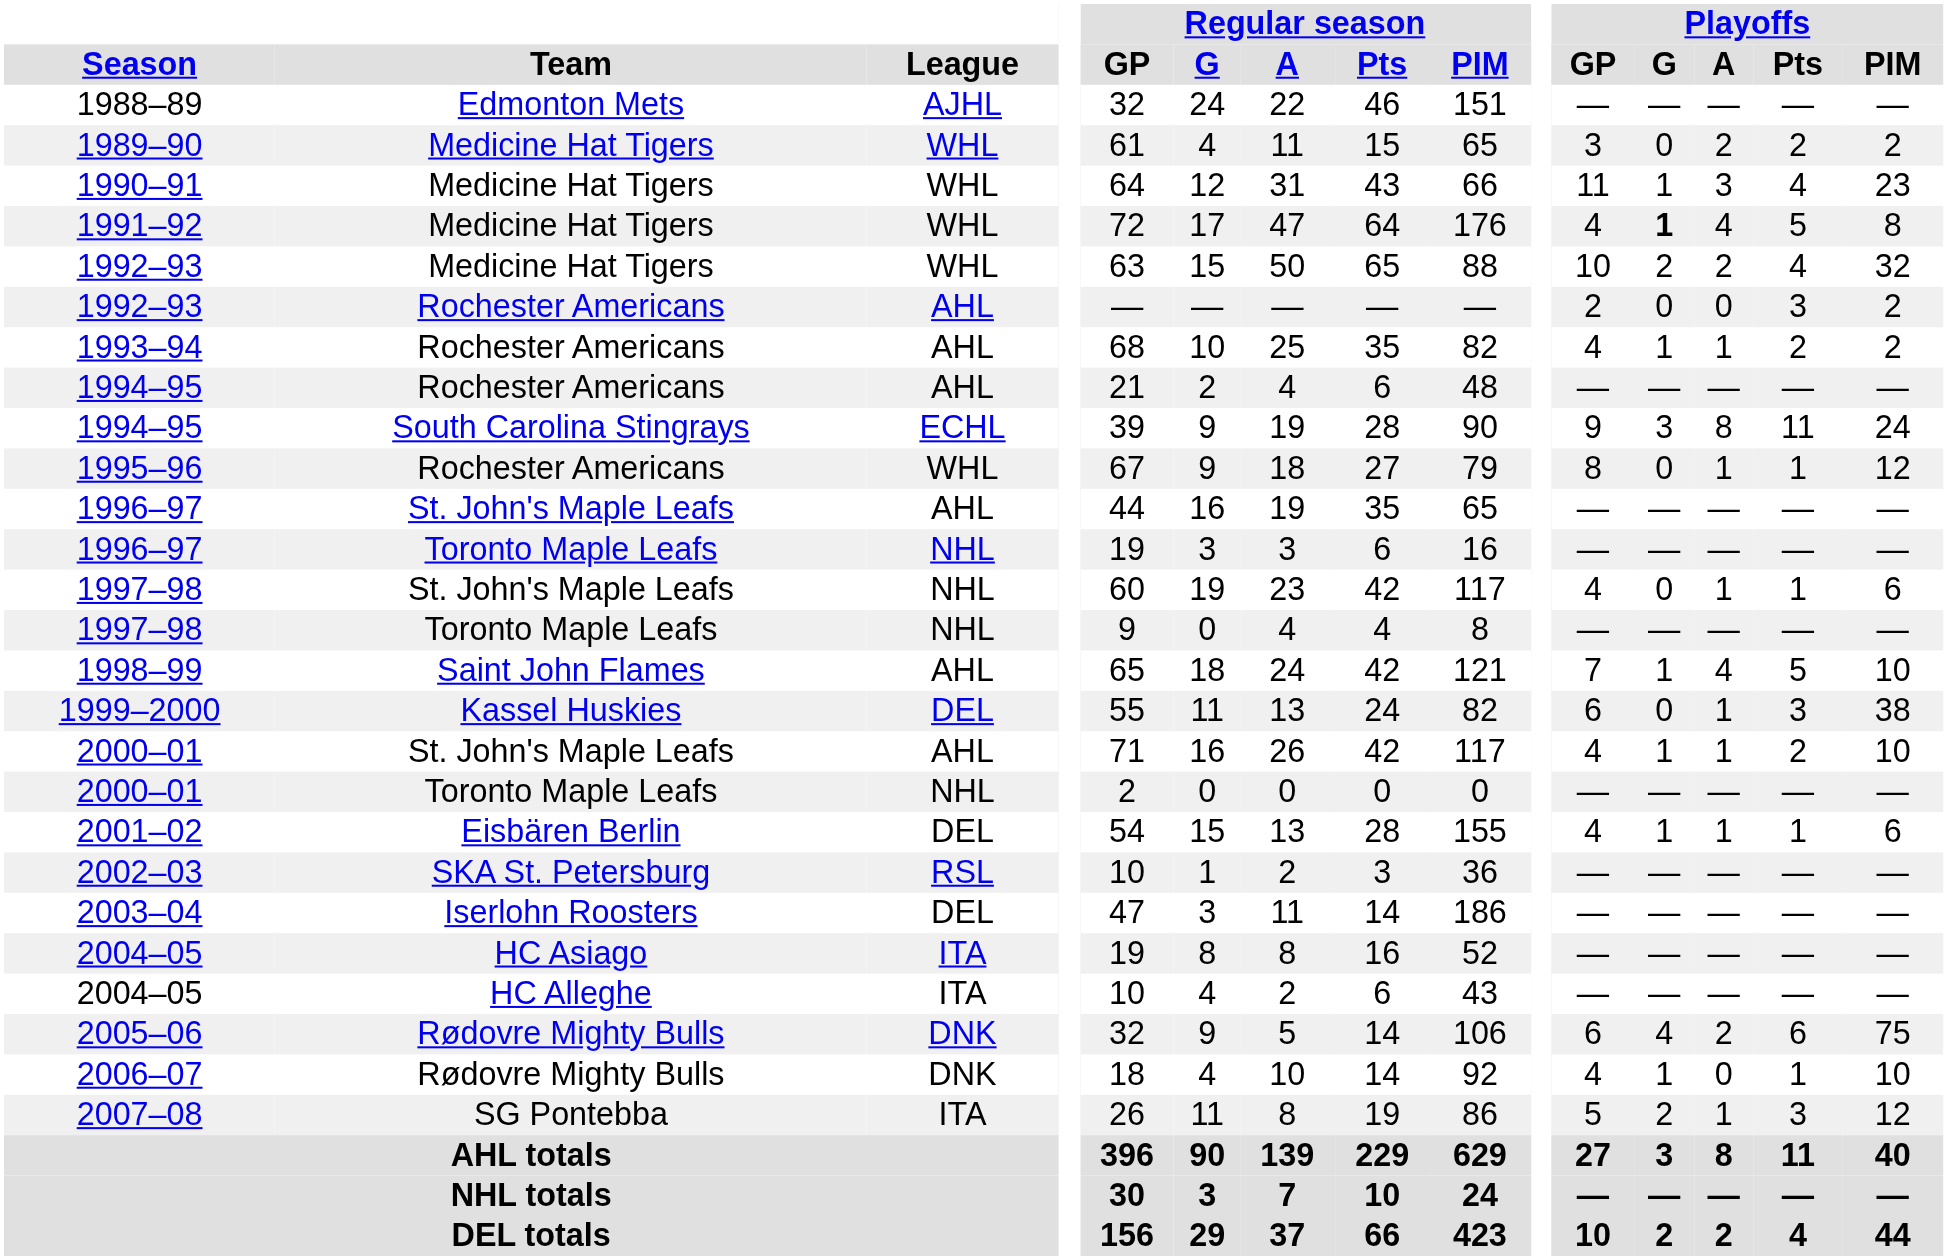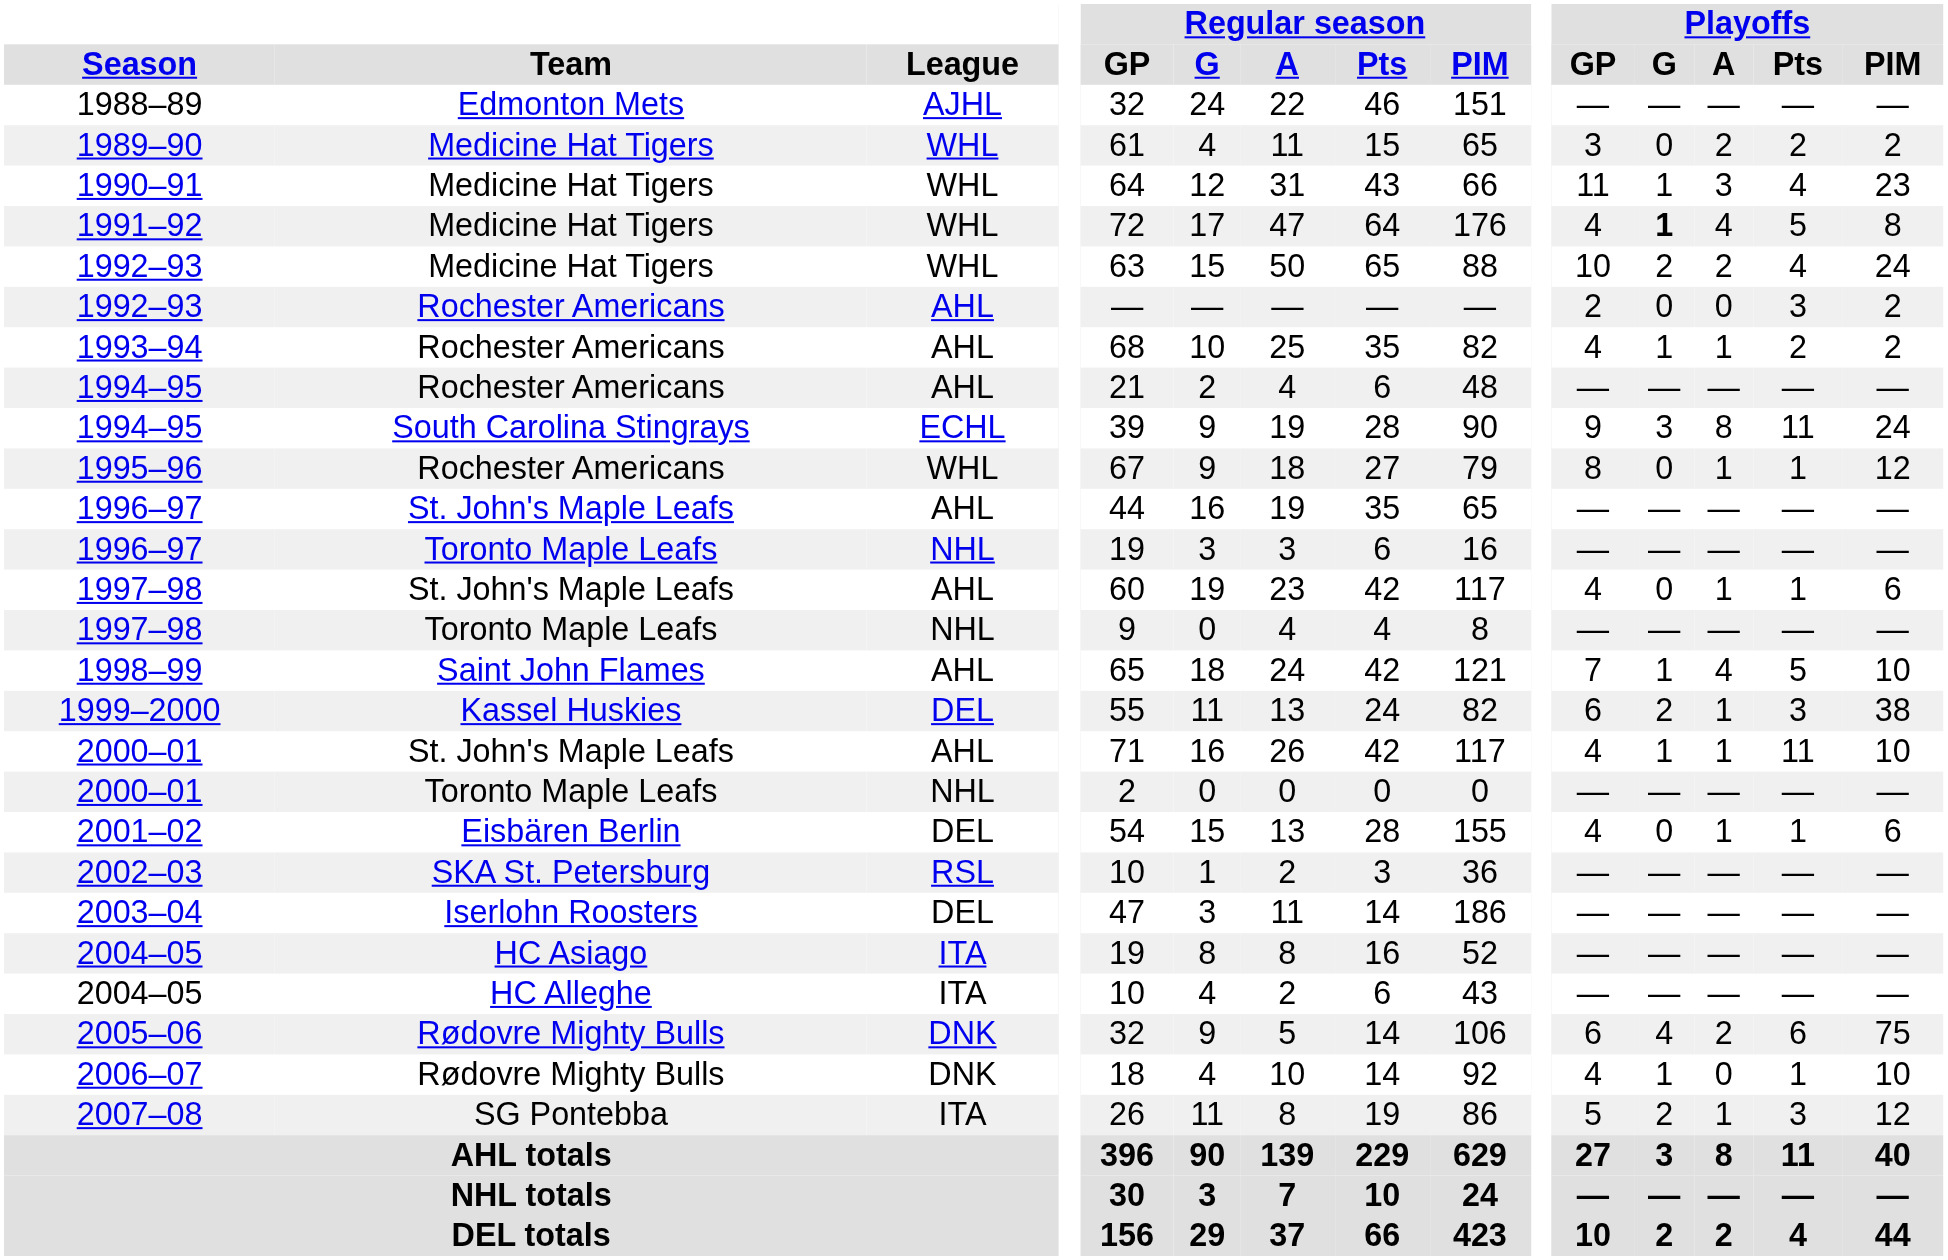(1893, 266) 32 -> (1893, 266) 24
(963, 589) NHL -> (962, 589) AHL
(1664, 710) 0 -> (1664, 710) 2
(1798, 750) 2 -> (1798, 750) 11
(1664, 831) 1 -> (1664, 831) 0
